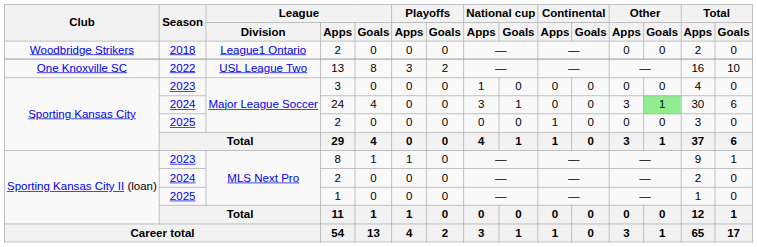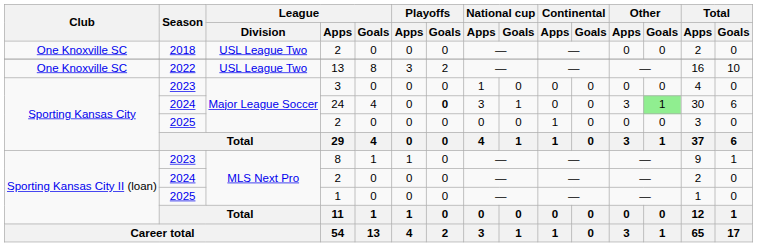(82, 50) Woodbridge Strikers -> (82, 50) One Knoxville SC
(263, 50) League1 Ontario -> (263, 50) USL League Two
(445, 104) normal -> (445, 104) bold
